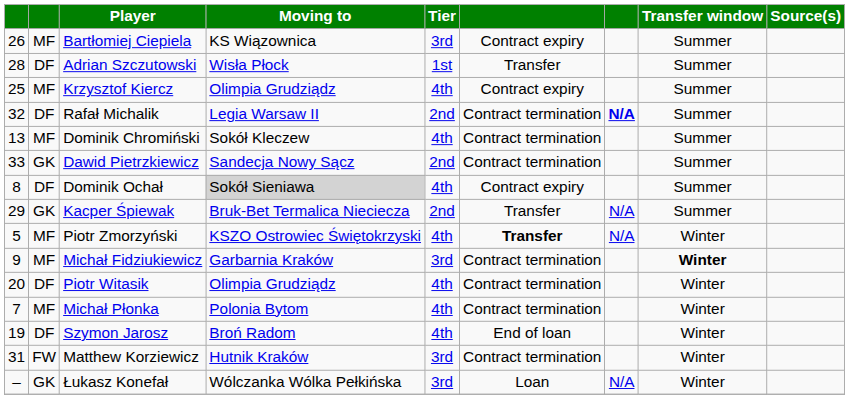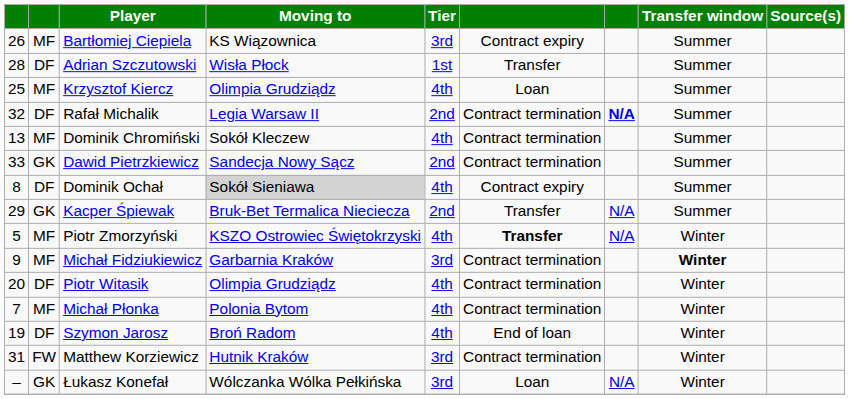(532, 89) Contract expiry -> (532, 89) Loan
